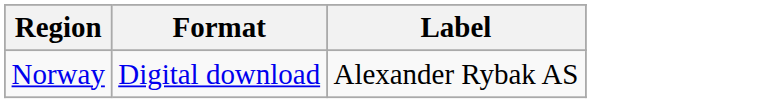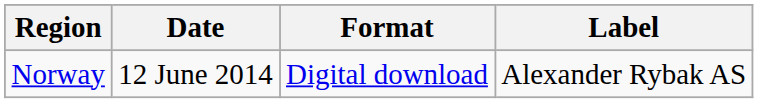+ column: (195, 27)
